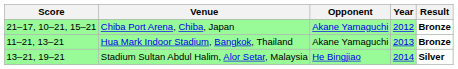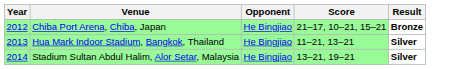columns swapped: (403, 12) <-> (51, 12)
(350, 27) Akane Yamaguchi -> (268, 27) He Bingjiao
(350, 42) Akane Yamaguchi -> (268, 42) He Bingjiao
(435, 42) Bronze -> (404, 42) Silver
